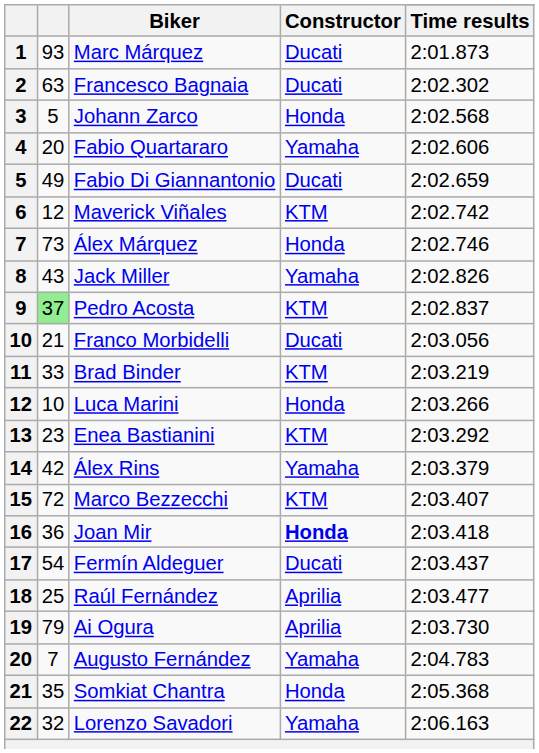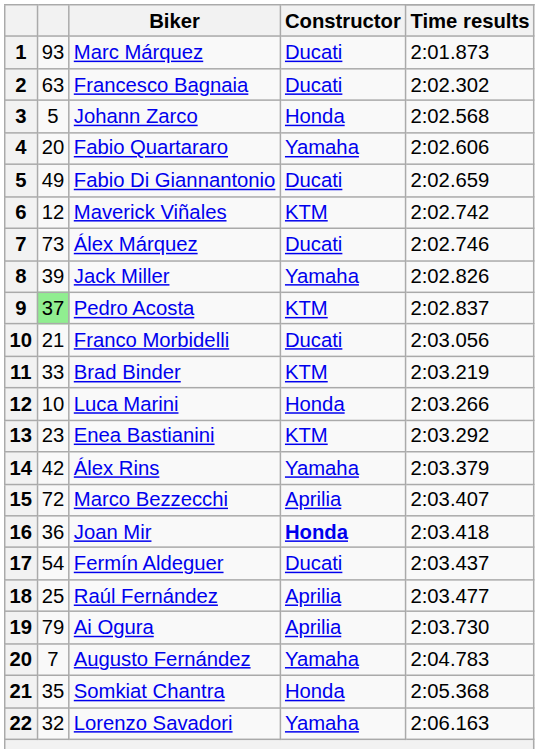(315, 244) Honda -> (314, 244) Ducati
(53, 276) 43 -> (53, 276) 39
(306, 499) KTM -> (313, 499) Aprilia
